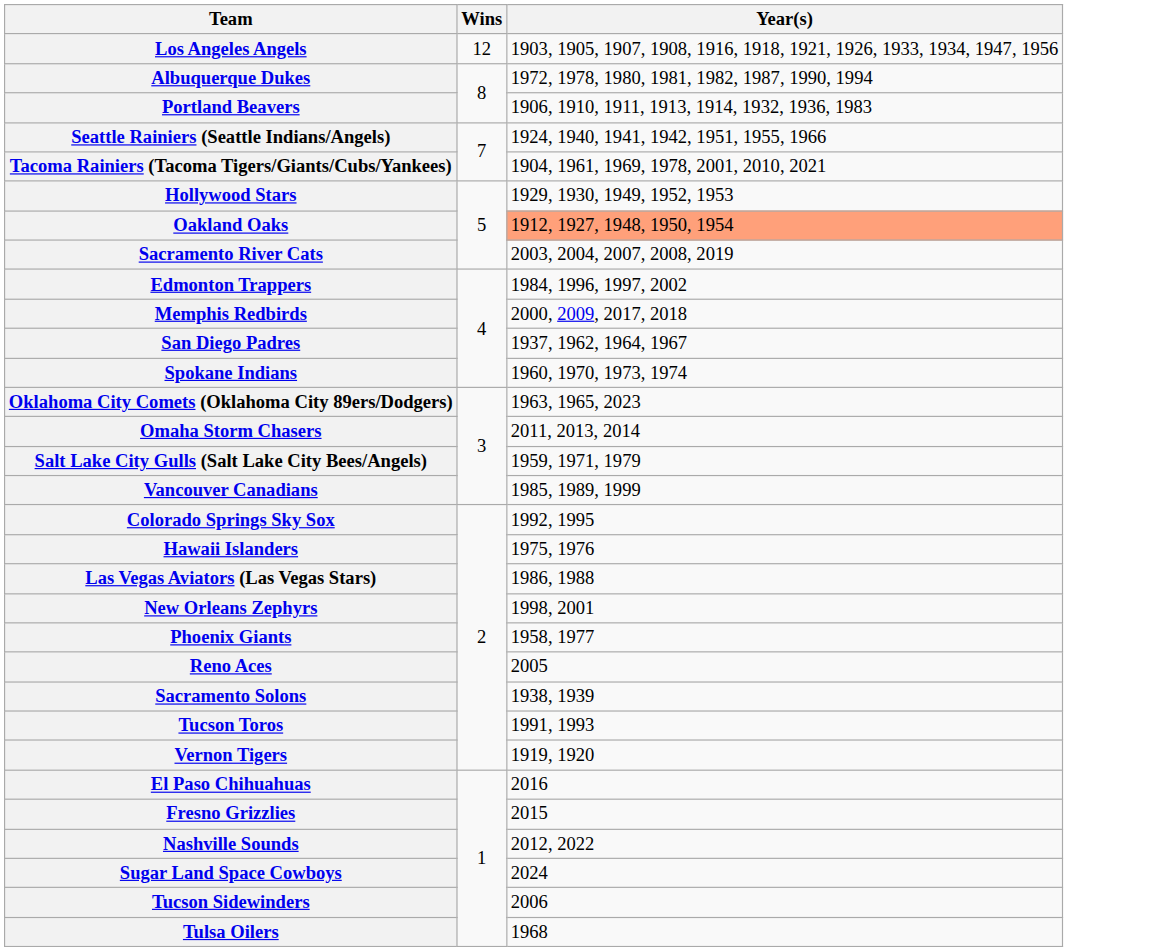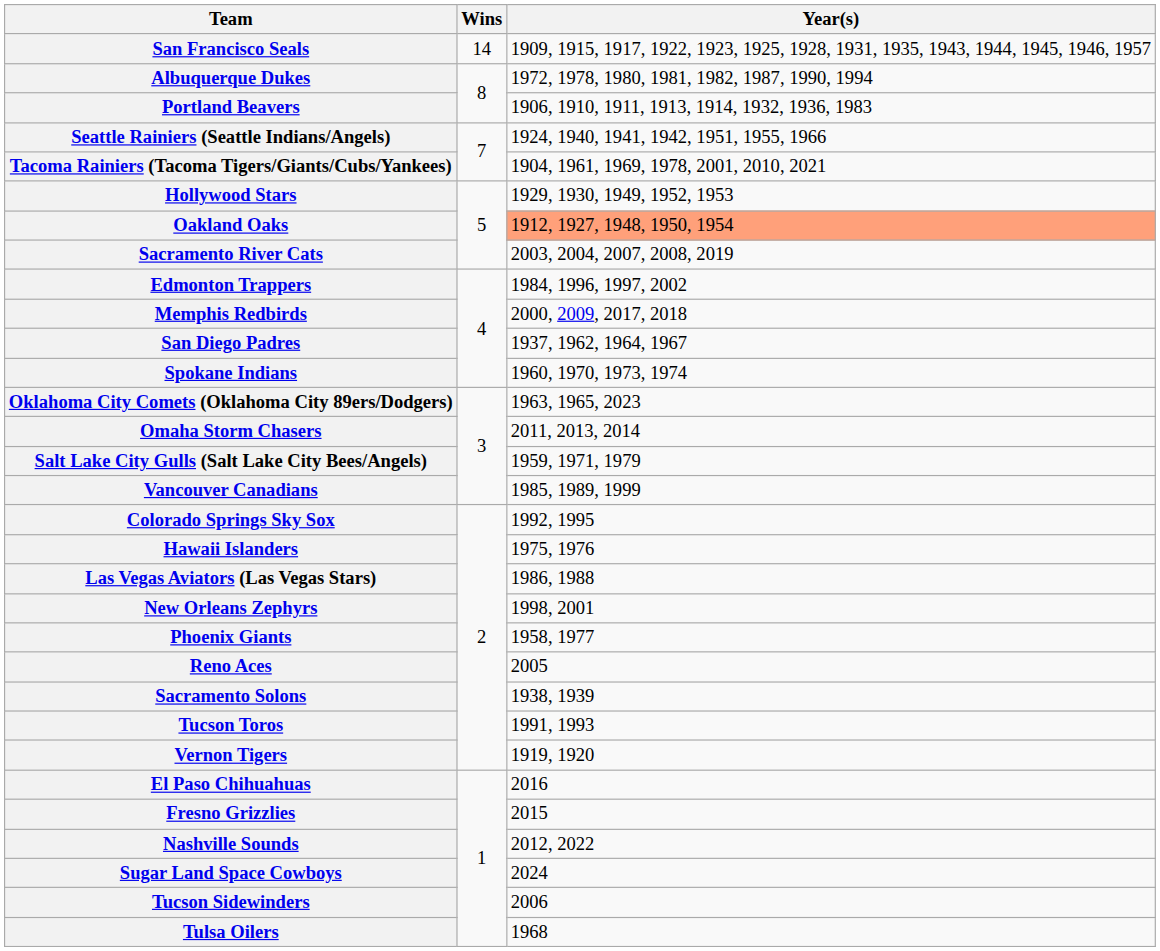+ row: (231, 48)
- row: (231, 48)
